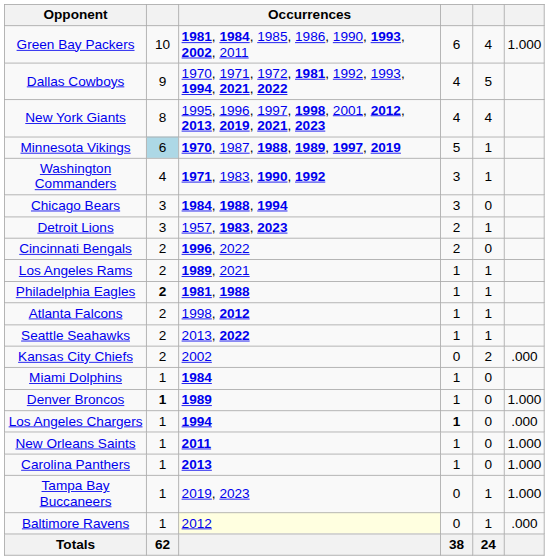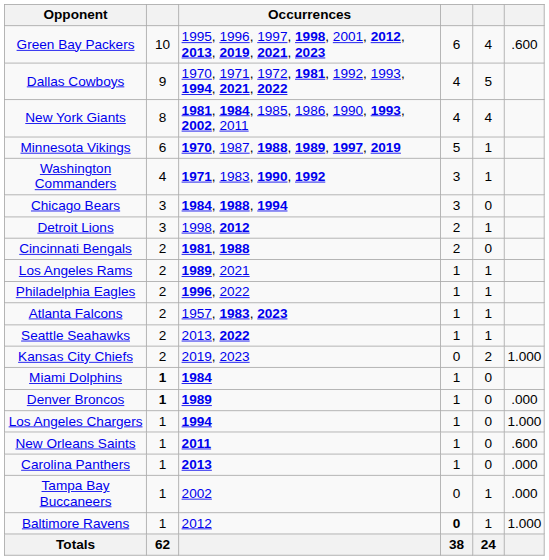(293, 44) 1981, 1984, 1985, 1986, 1990, 1993, 2002, 2011 -> (293, 44) 1995, 1996, 1997, 1998, 2001, 2012, 2013, 2019, 2021, 2023
(524, 44) 1.000 -> (524, 44) .600
(293, 118) 1995, 1996, 1997, 1998, 2001, 2012, 2013, 2019, 2021, 2023 -> (293, 118) 1981, 1984, 1985, 1986, 1990, 1993, 2002, 2011
(163, 147) lightblue background -> (163, 147) no background
(235, 227) 1957, 1983, 2023 -> (216, 227) 1998, 2012
(216, 249) 1996, 2022 -> (216, 249) 1981, 1988
(163, 292) bold -> (163, 292) normal
(216, 292) 1981, 1988 -> (216, 292) 1996, 2022
(216, 313) 1998, 2012 -> (235, 313) 1957, 1983, 2023
(197, 356) 2002 -> (216, 356) 2019, 2023
(524, 356) .000 -> (524, 356) 1.000
(163, 378) normal -> (163, 378) bold
(524, 400) 1.000 -> (524, 400) .000
(457, 421) bold -> (457, 421) normal
(524, 421) .000 -> (524, 421) 1.000
(524, 443) 1.000 -> (524, 443) .600
(524, 464) 1.000 -> (524, 464) .000
(216, 493) 2019, 2023 -> (197, 493) 2002
(524, 493) 1.000 -> (524, 493) .000
(197, 523) lightyellow background -> (197, 523) no background
(457, 523) normal -> (457, 523) bold
(524, 523) .000 -> (524, 523) 1.000
